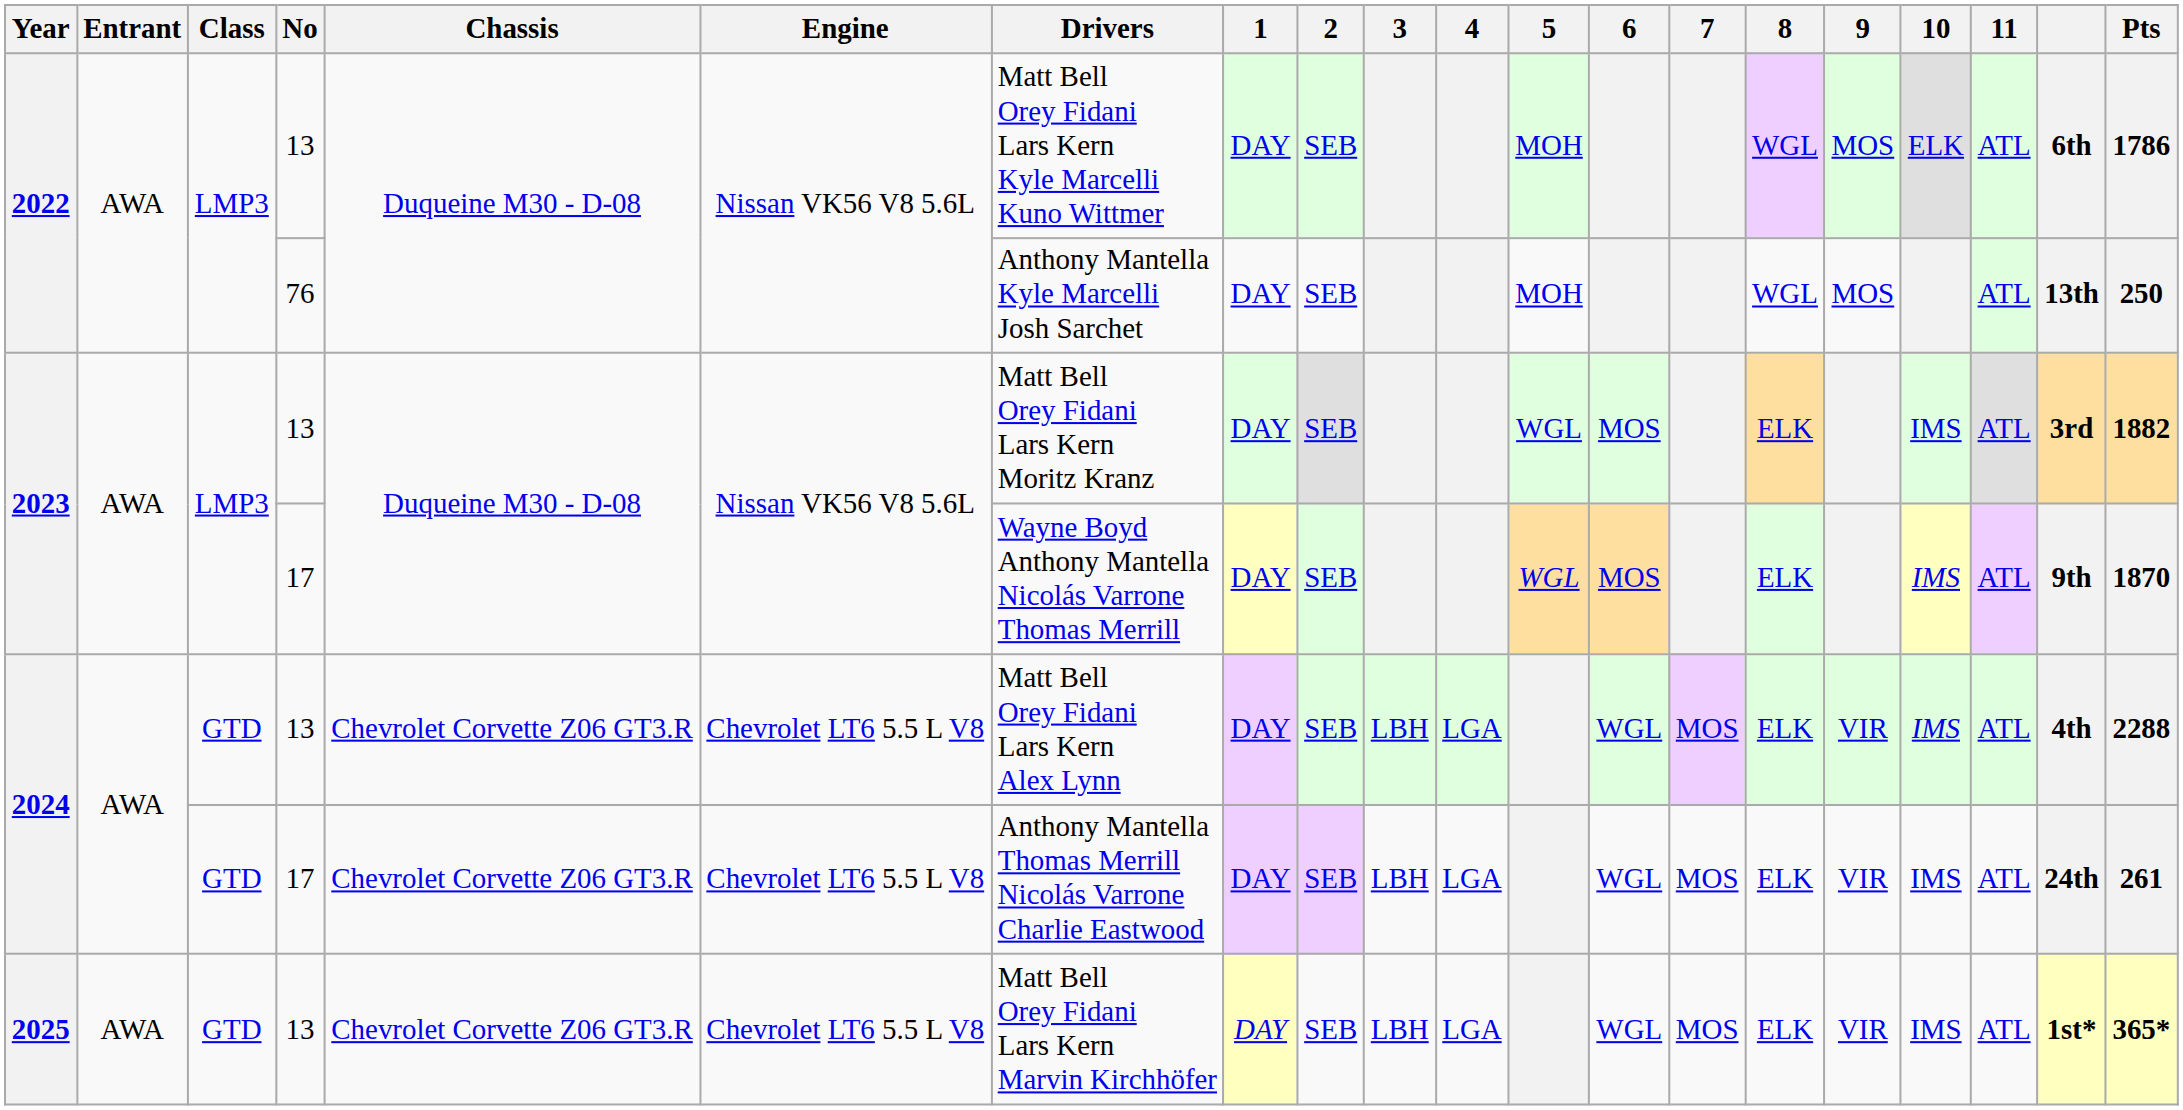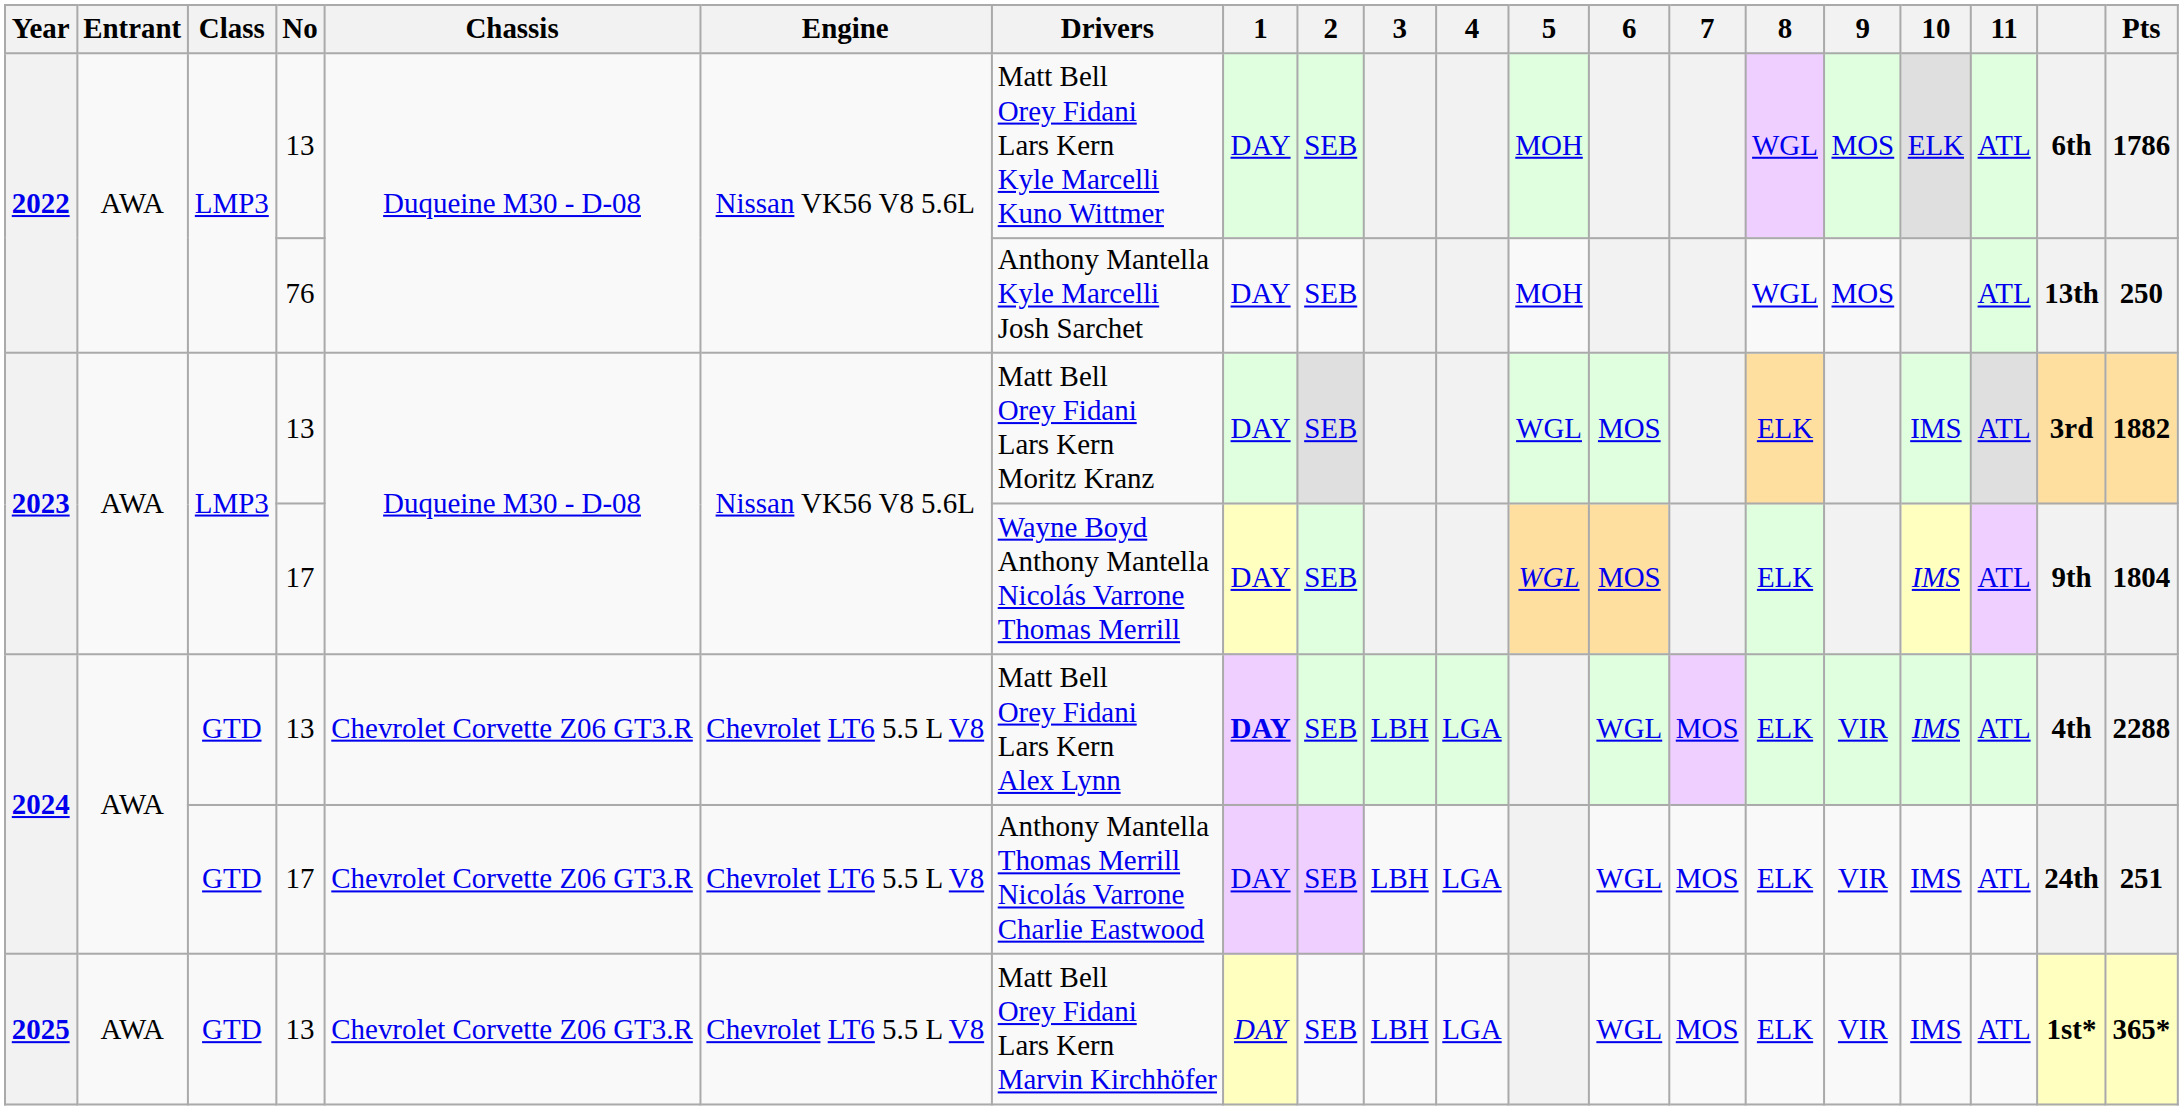(2141, 578) 1870 -> (2141, 578) 1804
(1261, 728) normal -> (1261, 728) bold
(2141, 878) 261 -> (2141, 878) 251
